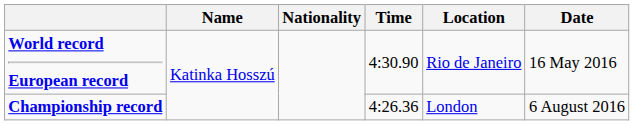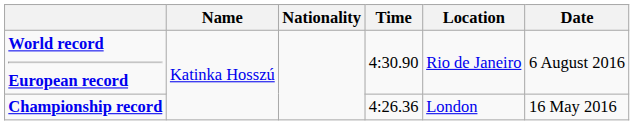(573, 62) 16 May 2016 -> (577, 62) 6 August 2016
(577, 106) 6 August 2016 -> (573, 106) 16 May 2016
